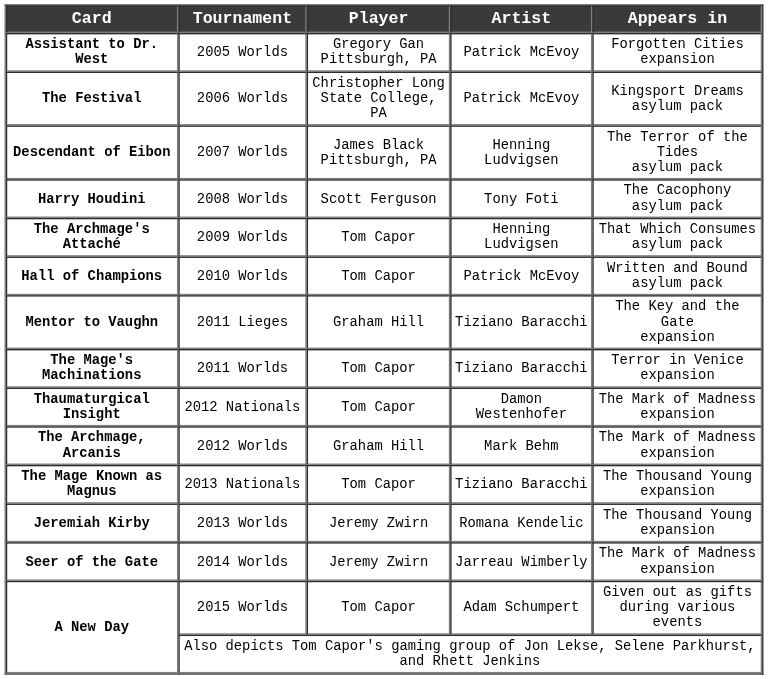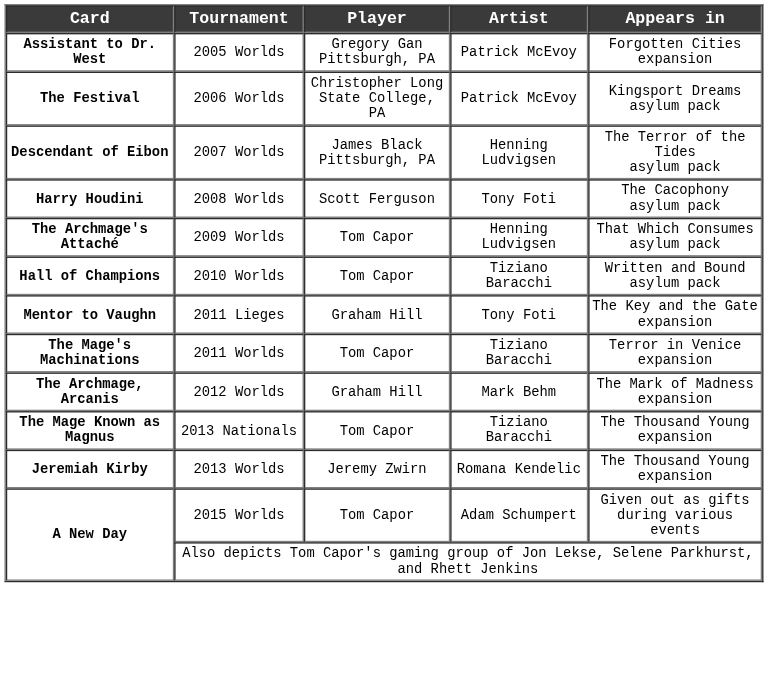(521, 276) Patrick McEvoy -> (519, 276) Tiziano Baracchi
(521, 322) Tiziano Baracchi -> (519, 314) Tony Foti
- row: (242, 407)
- row: (242, 562)
